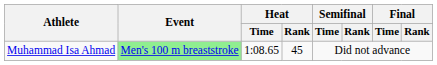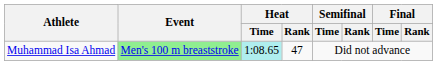(262, 51) no background -> (262, 51) paleturquoise background
(297, 51) 45 -> (297, 51) 47
